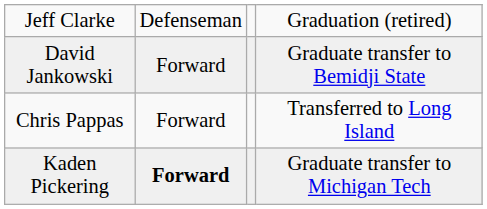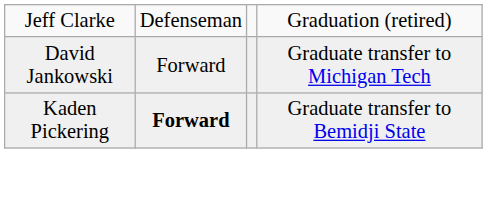(369, 64) Graduate transfer to Bemidji State -> (369, 64) Graduate transfer to Michigan Tech
- row: (70, 120)
(369, 175) Graduate transfer to Michigan Tech -> (369, 120) Graduate transfer to Bemidji State
